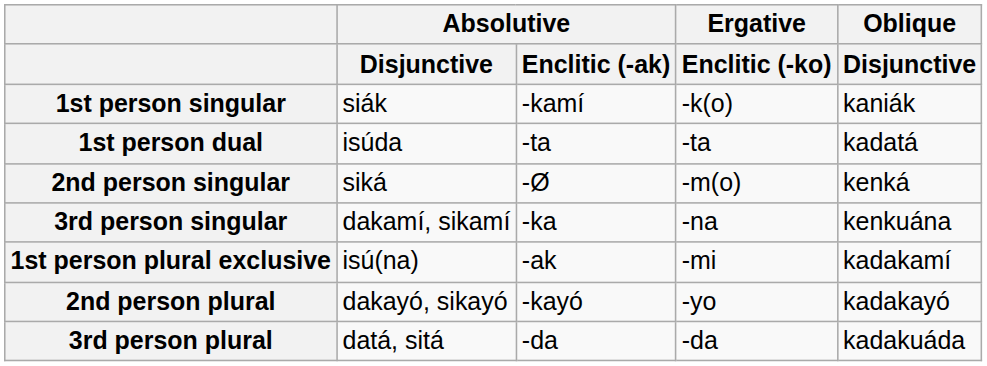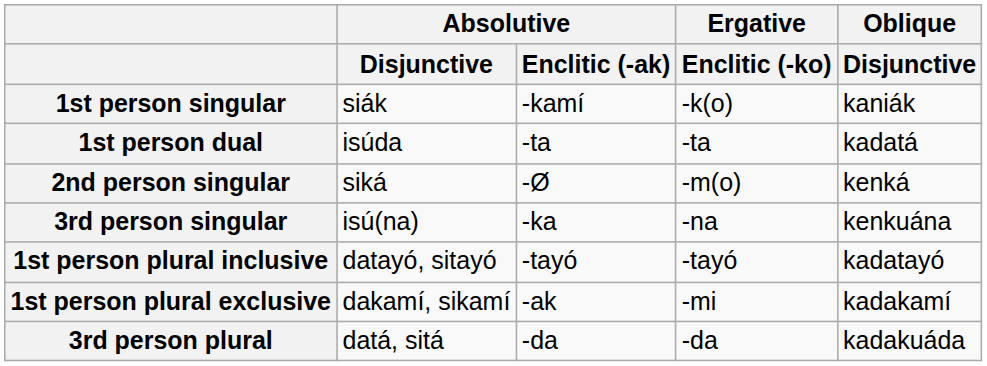(426, 222) dakamí, sikamí -> (381, 222) isú(na)
+ row: (171, 261)
(381, 261) isú(na) -> (426, 301) dakamí, sikamí
- row: (171, 301)
